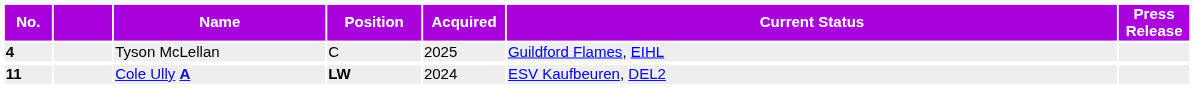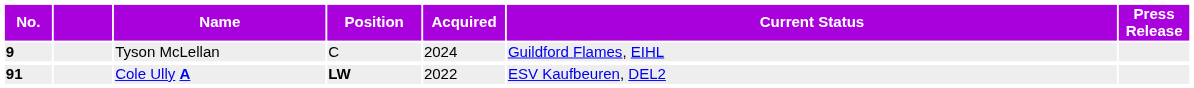(10, 51) 4 -> (10, 51) 9
(441, 51) 2025 -> (441, 51) 2024
(14, 74) 11 -> (14, 74) 91
(441, 74) 2024 -> (441, 74) 2022
